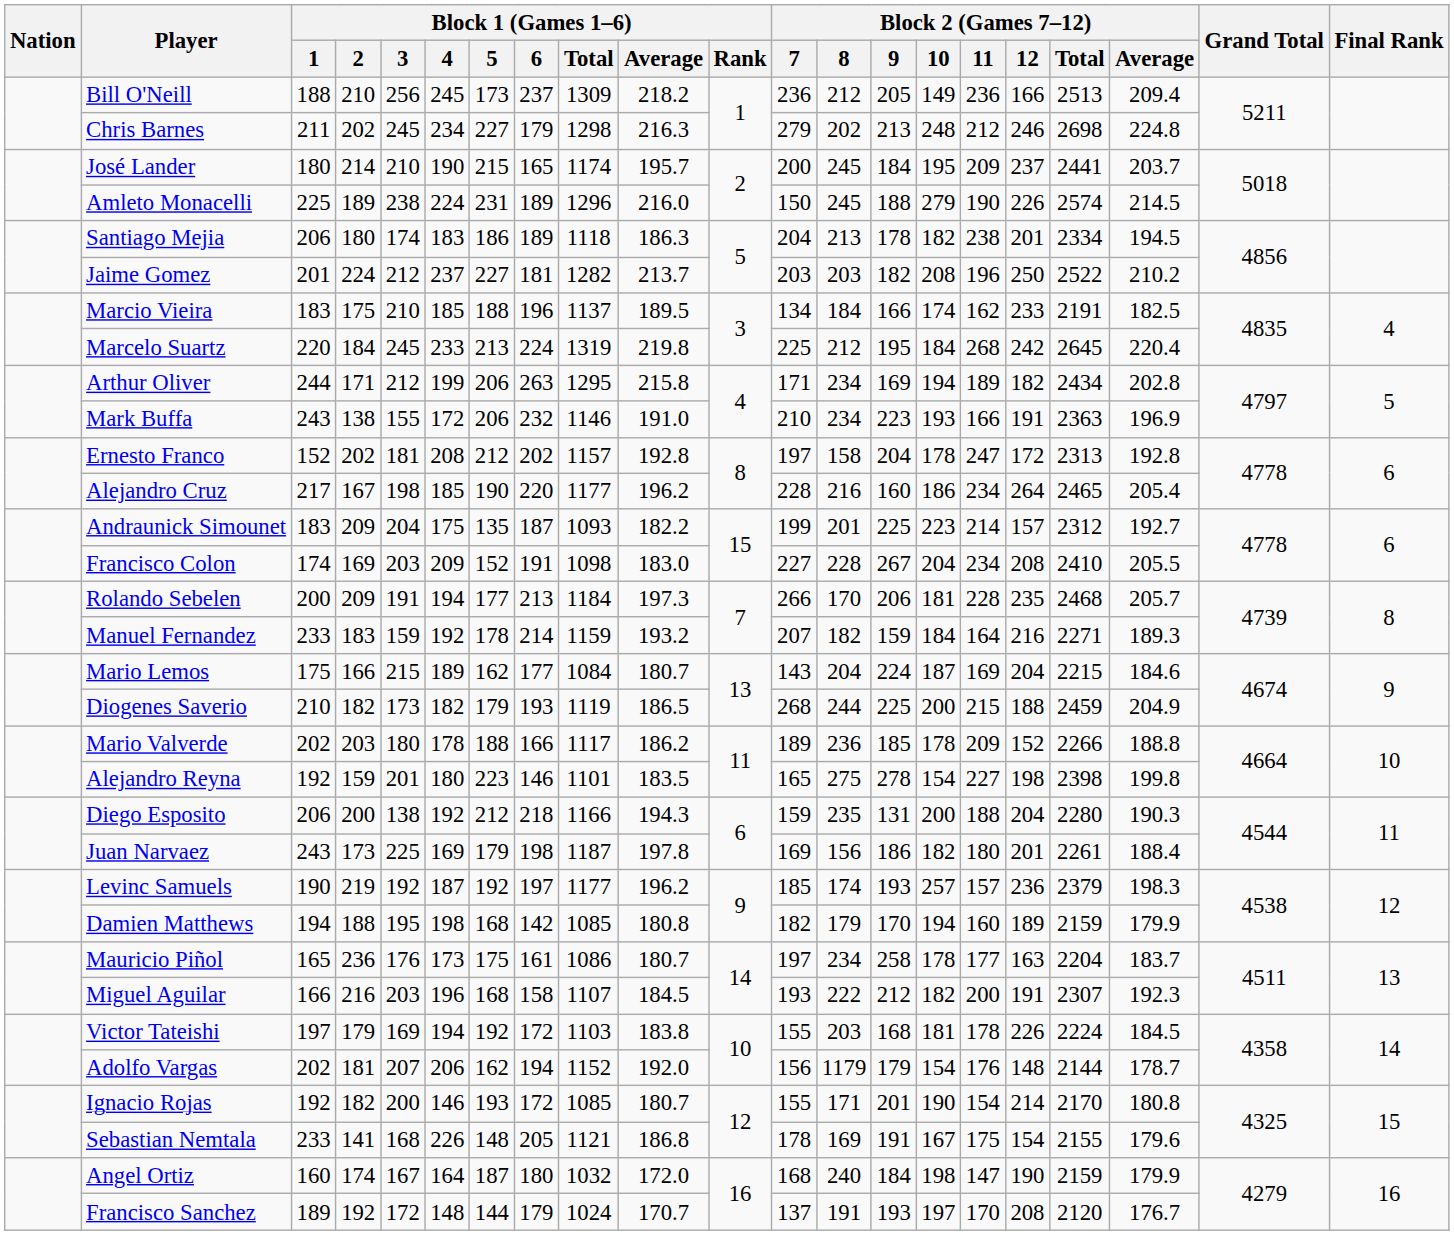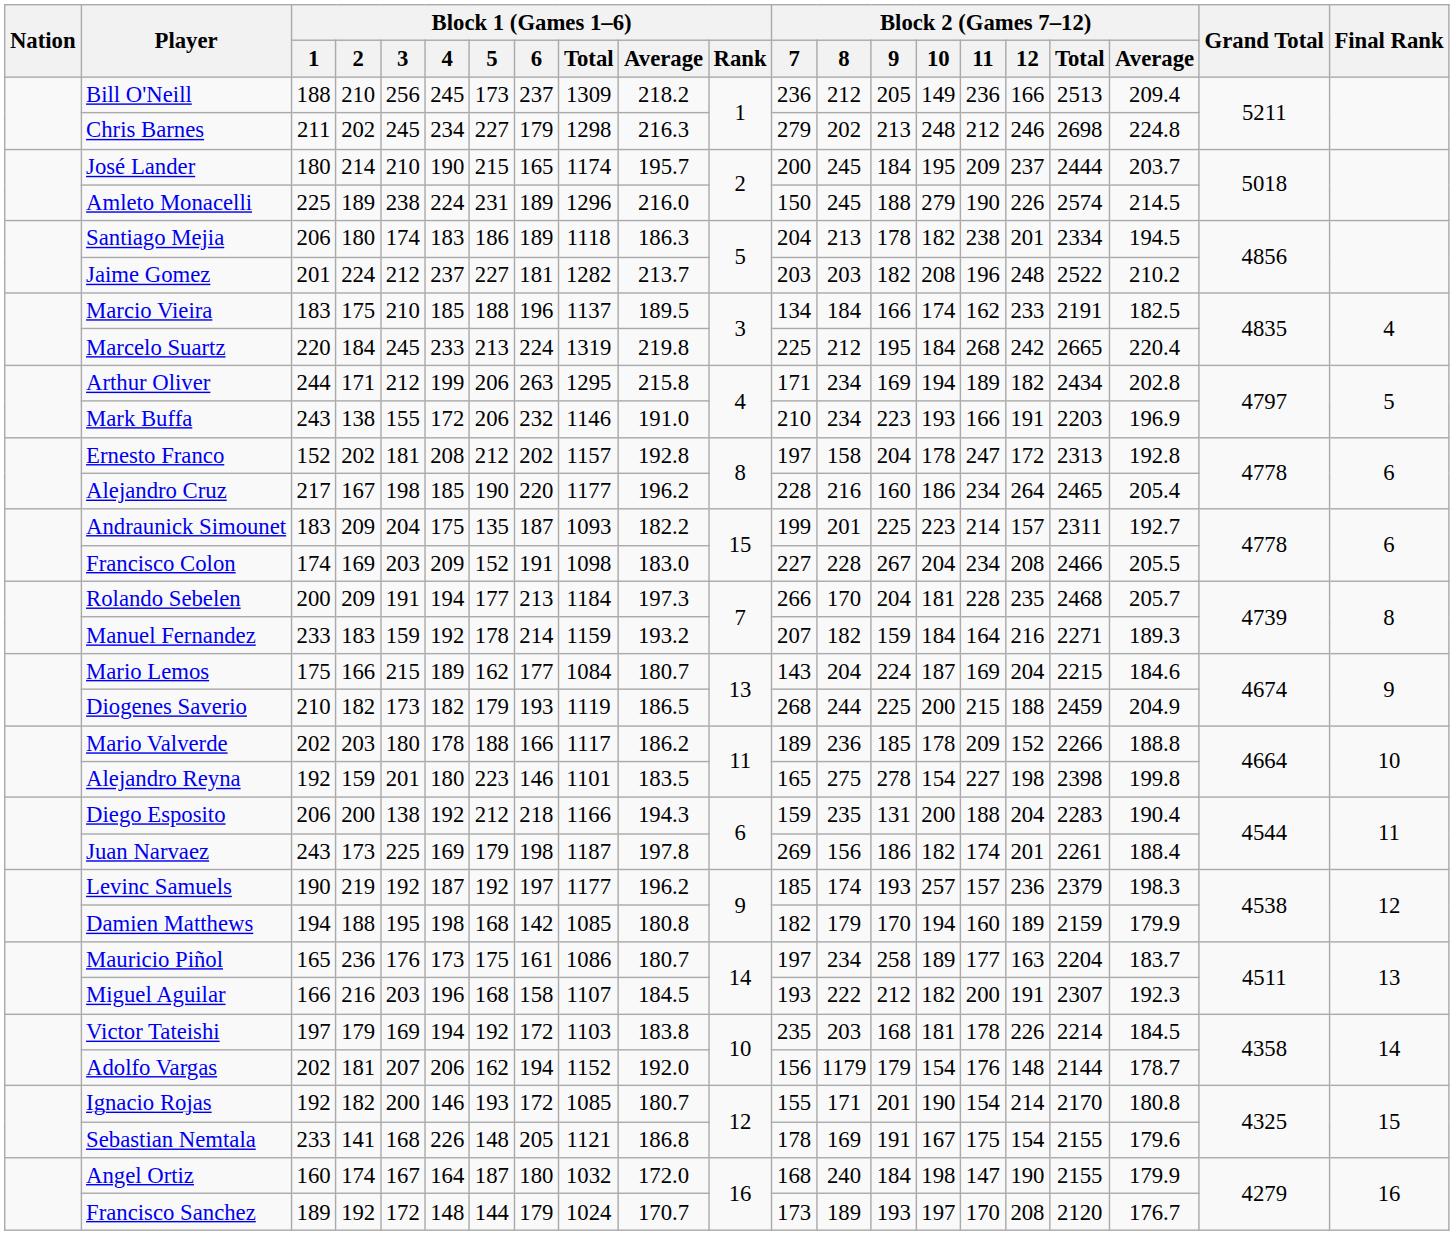(1080, 166) 2441 -> (1080, 166) 2444
(1027, 274) 250 -> (1027, 274) 248
(1080, 346) 2645 -> (1080, 346) 2665
(1080, 418) 2363 -> (1080, 418) 2203
(1080, 526) 2312 -> (1080, 526) 2311
(1080, 563) 2410 -> (1080, 563) 2466
(894, 599) 206 -> (894, 599) 204
(1080, 815) 2280 -> (1080, 815) 2283
(1155, 815) 190.3 -> (1155, 815) 190.4
(794, 851) 169 -> (794, 851) 269
(983, 851) 180 -> (983, 851) 174
(938, 959) 178 -> (938, 959) 189
(794, 1031) 155 -> (794, 1031) 235
(1080, 1031) 2224 -> (1080, 1031) 2214
(1080, 1175) 2159 -> (1080, 1175) 2155
(794, 1211) 137 -> (794, 1211) 173
(844, 1211) 191 -> (844, 1211) 189
